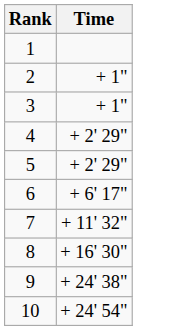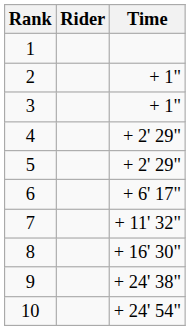+ column: (83, 19)
